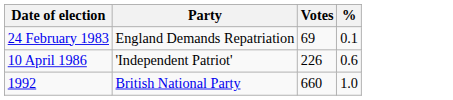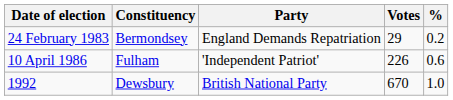+ column: (155, 15)
(308, 38) 69 -> (394, 38) 29
(349, 38) 0.1 -> (435, 38) 0.2
(312, 83) 660 -> (398, 83) 670
